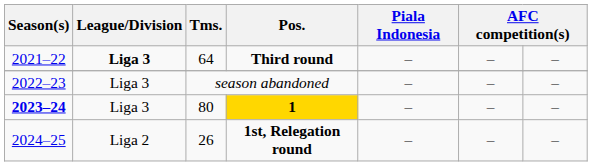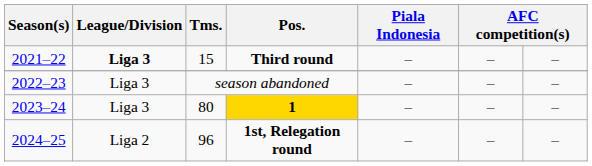(206, 58) 64 -> (206, 58) 15
(39, 107) bold -> (39, 107) normal
(206, 140) 26 -> (206, 140) 96
